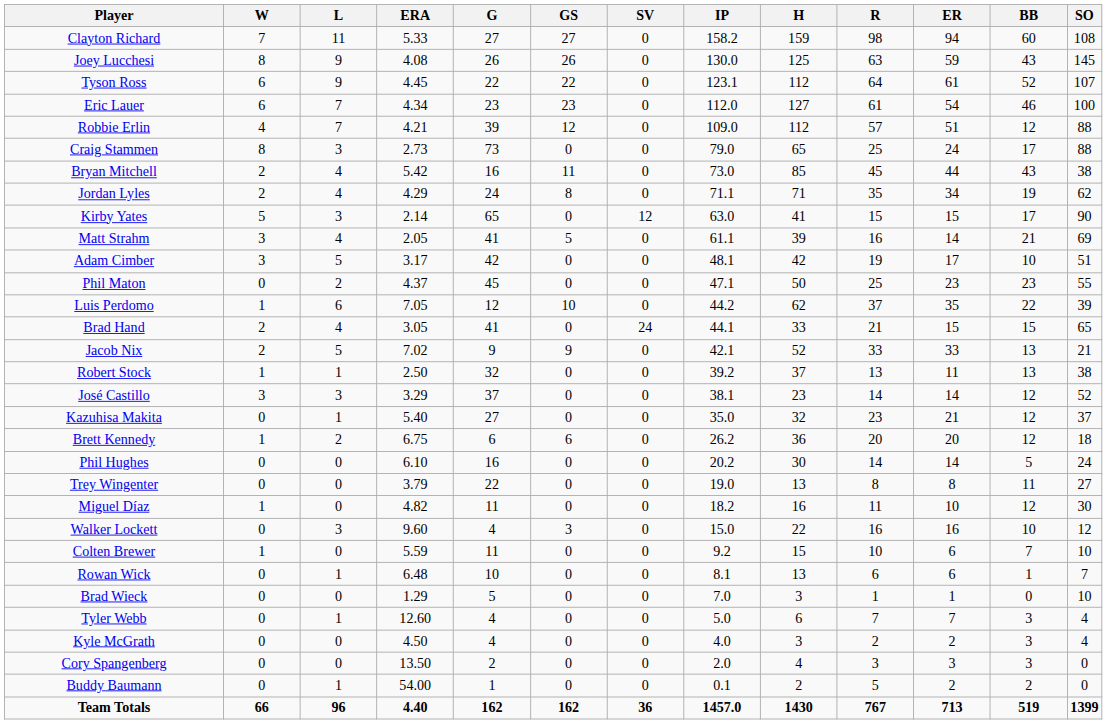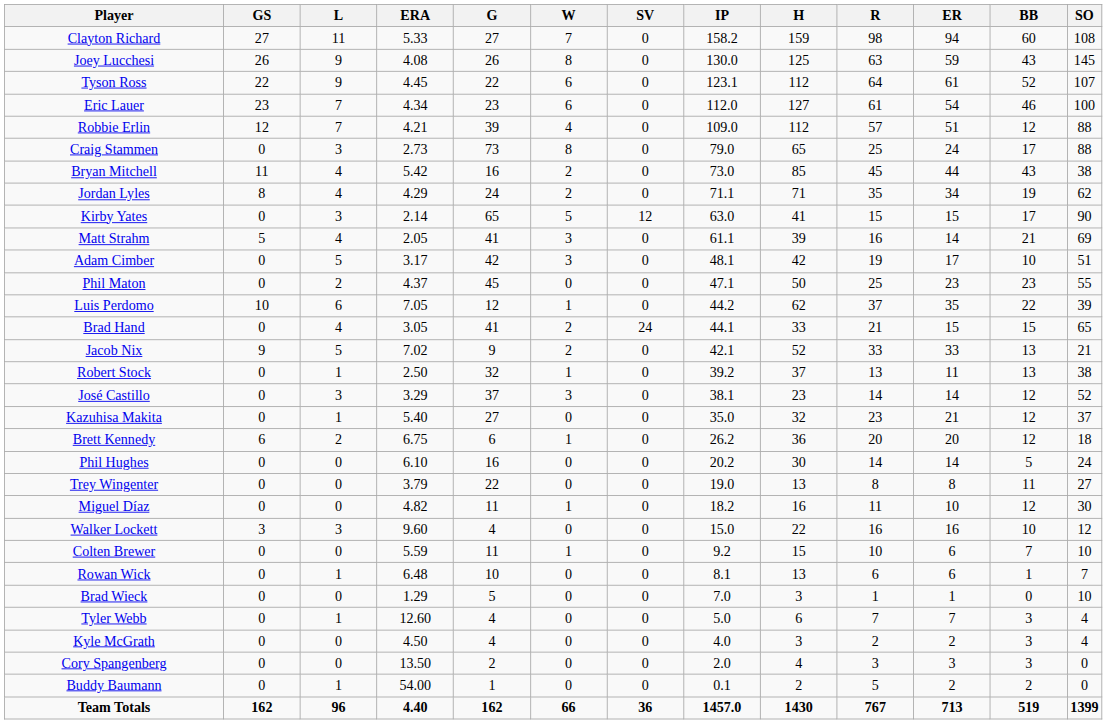columns swapped: (262, 15) <-> (569, 15)
